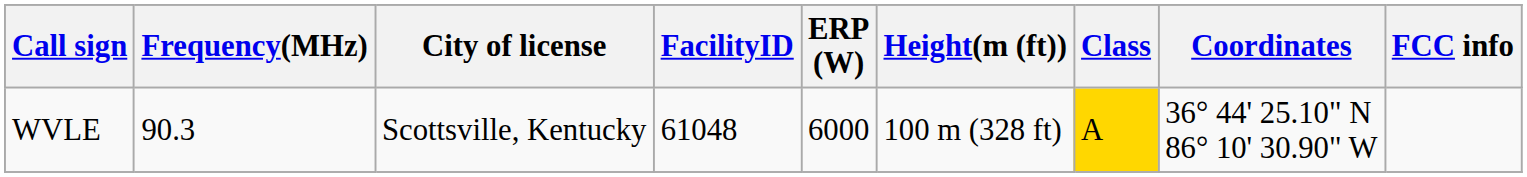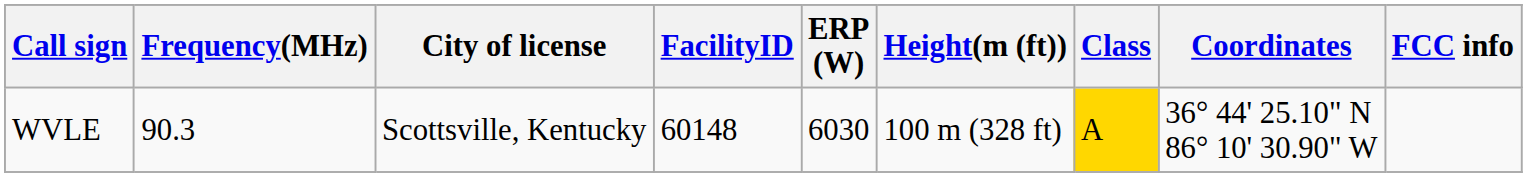(699, 129) 61048 -> (699, 129) 60148
(839, 129) 6000 -> (839, 129) 6030
